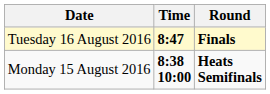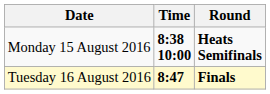rows swapped: (79, 69) <-> (79, 38)
